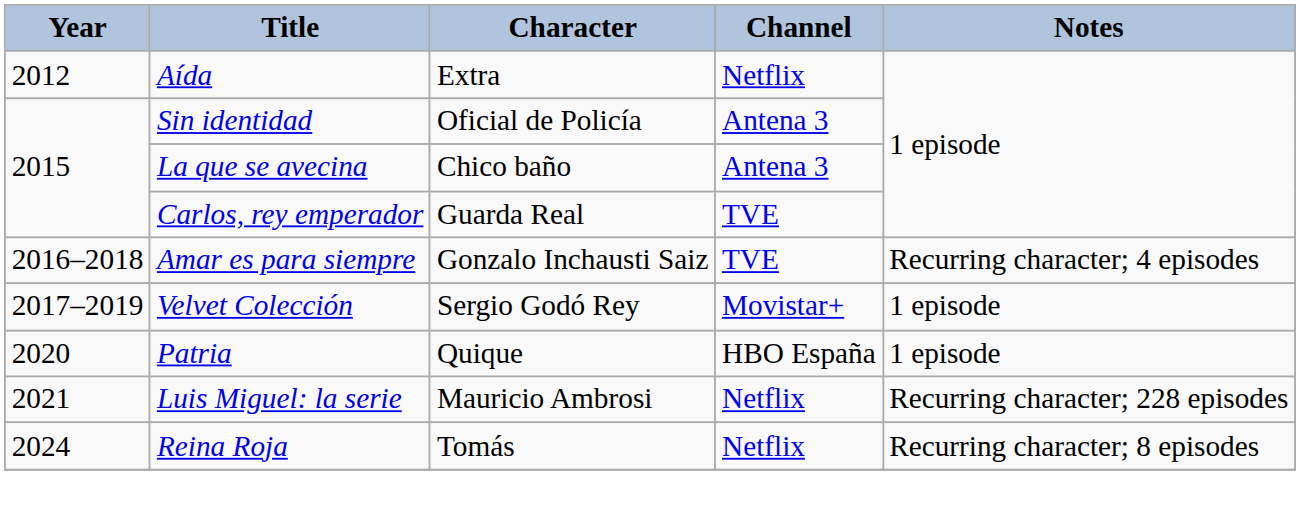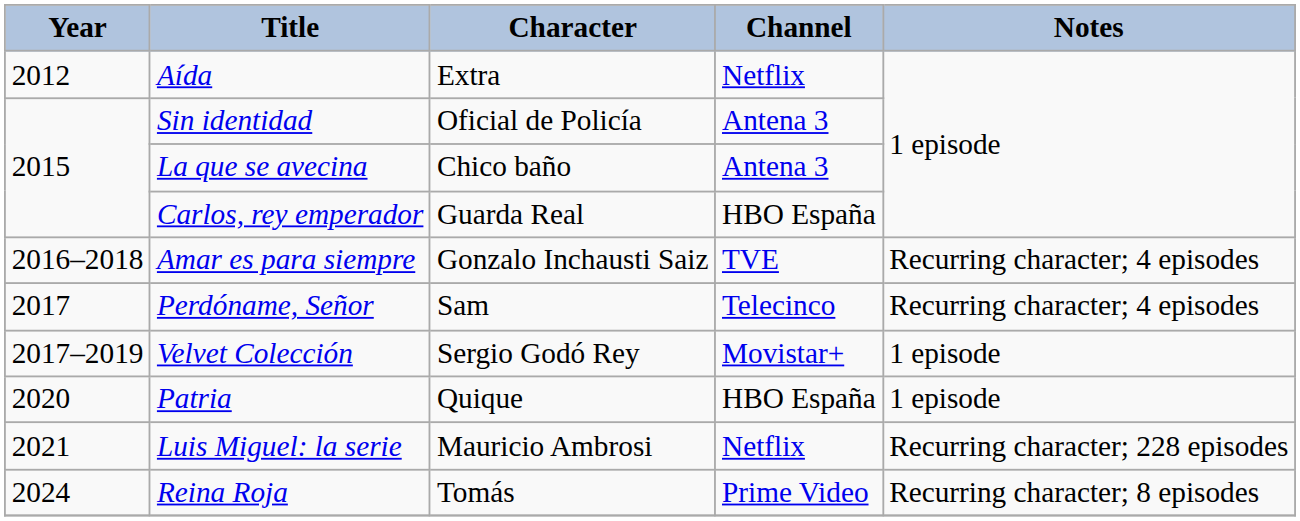(750, 213) TVE -> (799, 213) HBO España
+ row: (265, 306)
(763, 445) Netflix -> (795, 492) Prime Video
